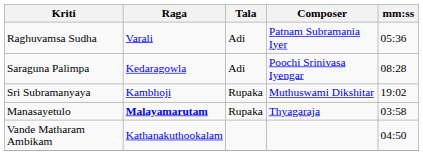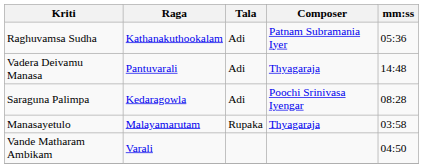(139, 37) Varali -> (174, 37) Kathanakuthookalam
+ row: (45, 68)
- row: (49, 93)
(167, 111) bold -> (163, 123) normal
(174, 135) Kathanakuthookalam -> (139, 148) Varali
